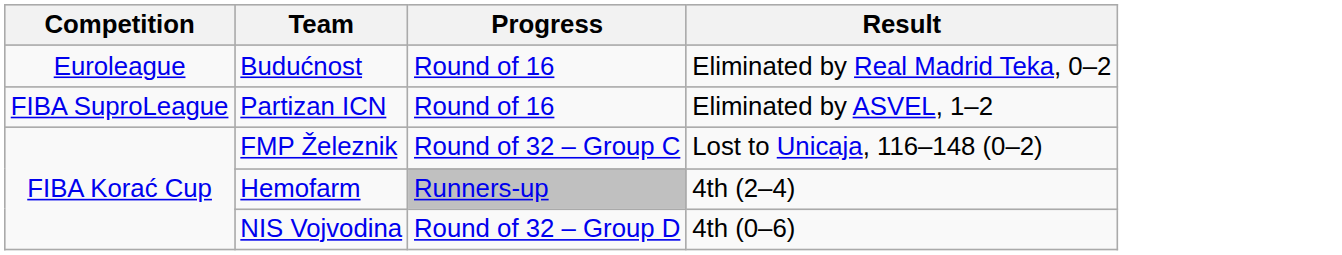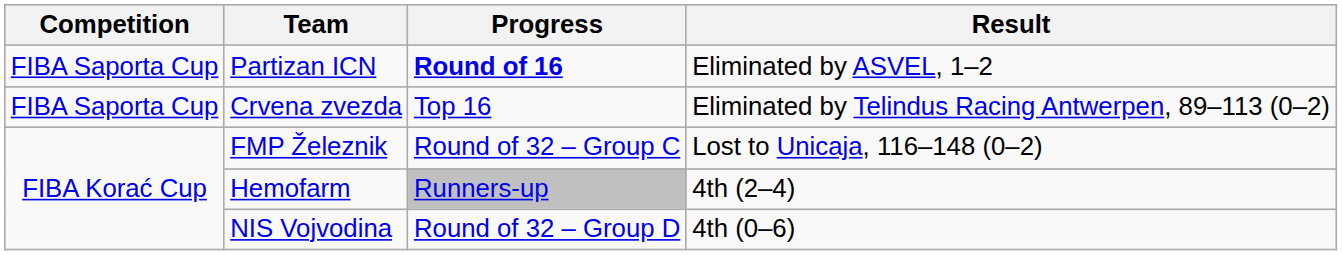- row: (301, 65)
(120, 106) FIBA SuproLeague -> (115, 65) FIBA Saporta Cup
(484, 106) normal -> (488, 65) bold
+ row: (316, 106)
